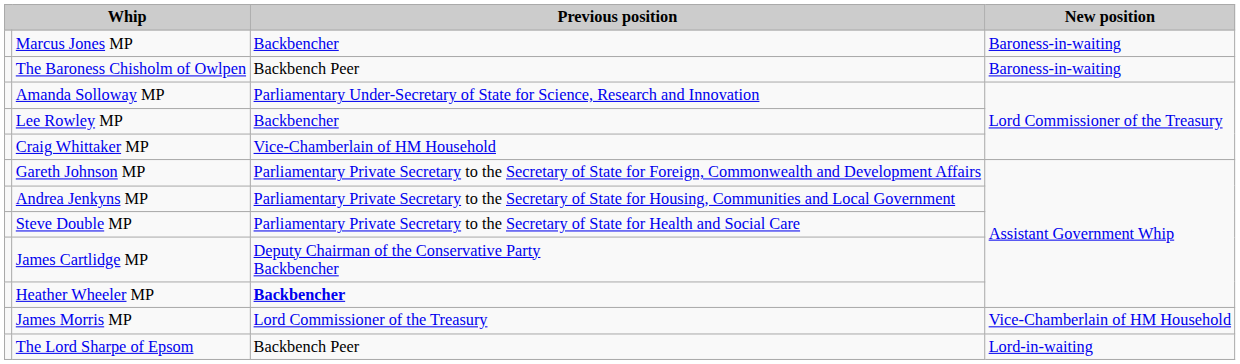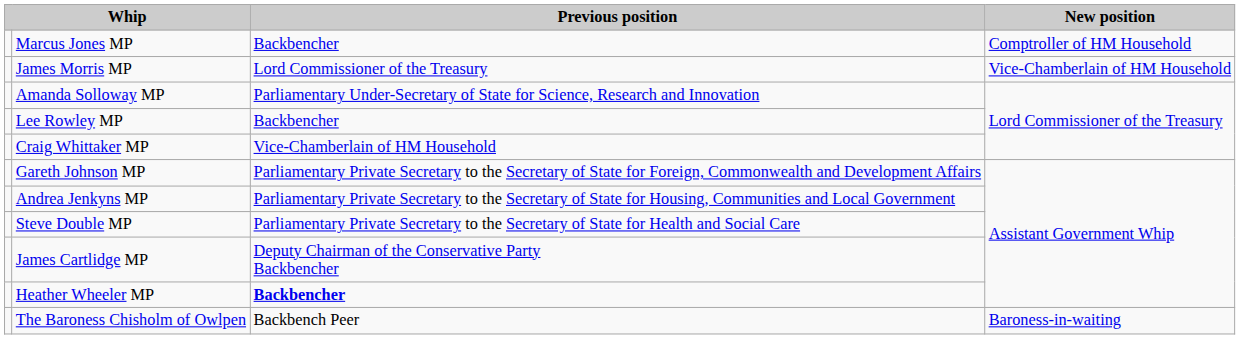(1055, 43) Baroness-in-waiting -> (1090, 43) Comptroller of HM Household
rows swapped: (74, 320) <-> (131, 69)
- row: (105, 346)
